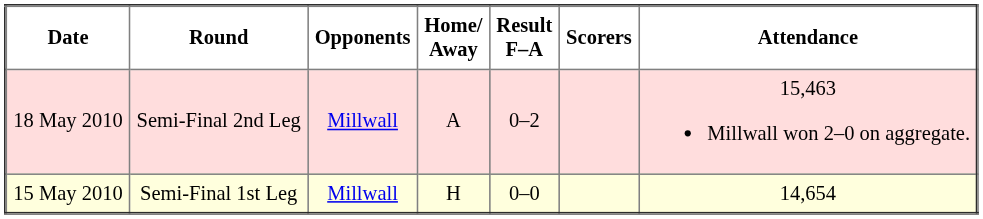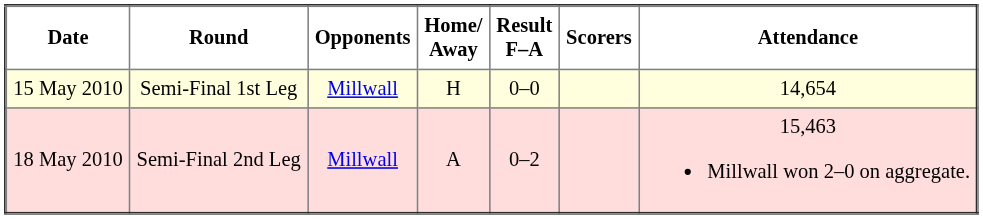rows swapped: (68, 192) <-> (68, 121)
